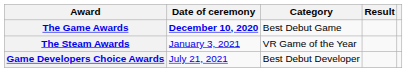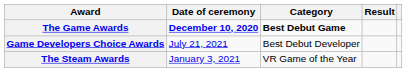(302, 28) normal -> (304, 28) bold
rows swapped: (85, 43) <-> (85, 59)
